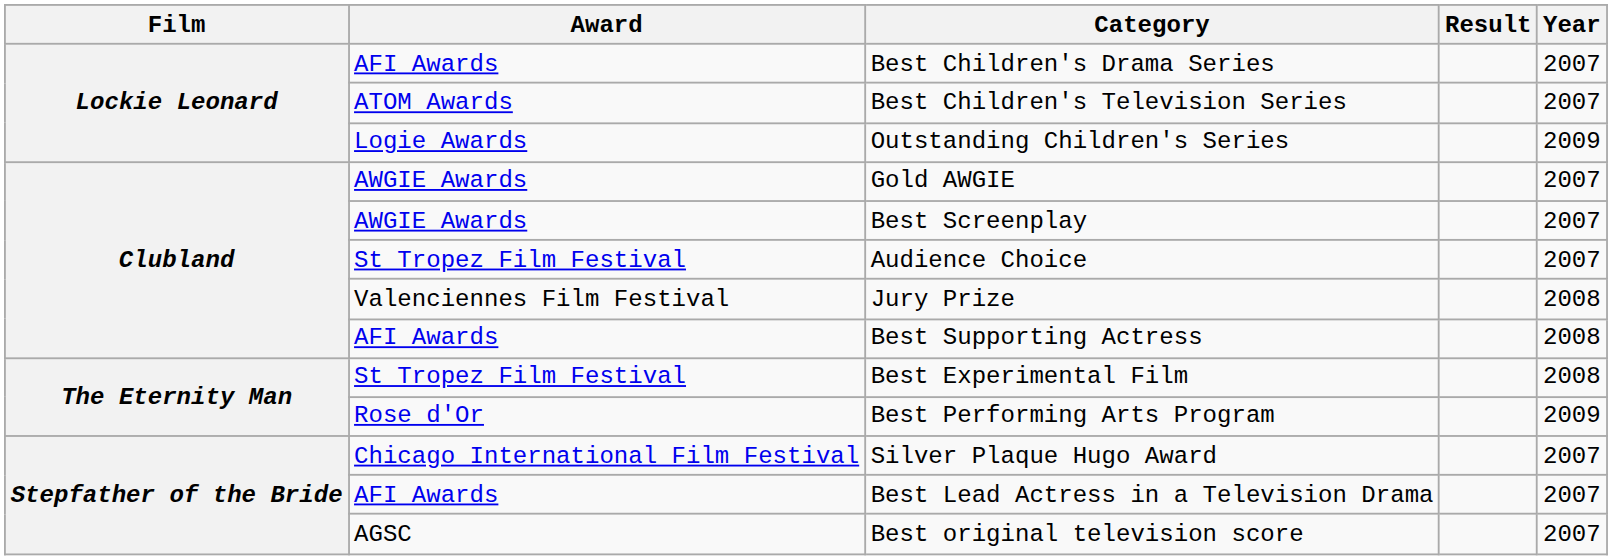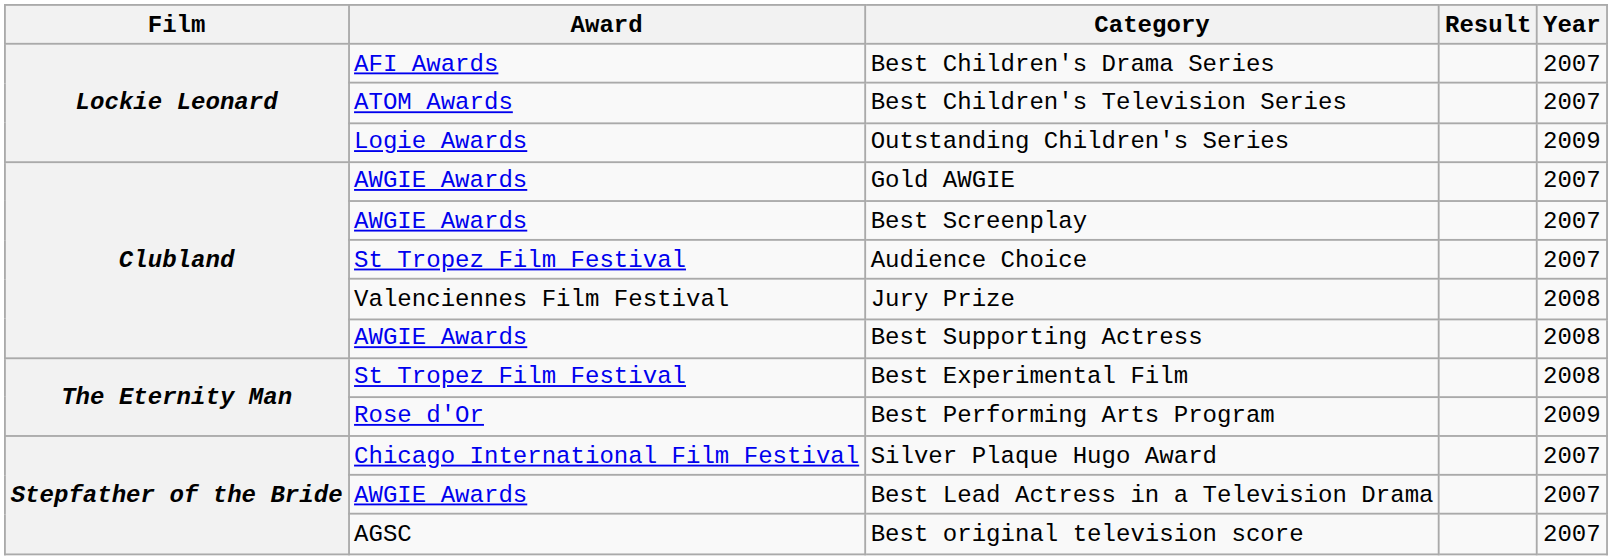(426, 338) AFI Awards -> (441, 338) AWGIE Awards
(426, 495) AFI Awards -> (441, 495) AWGIE Awards
